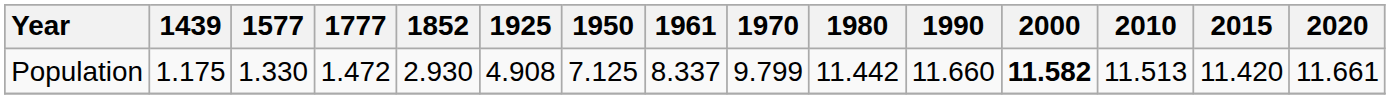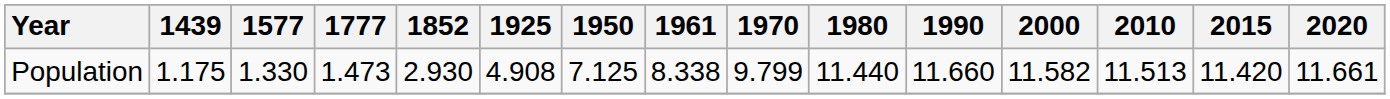(356, 70) 1.472 -> (356, 70) 1.473
(686, 70) 8.337 -> (686, 70) 8.338
(857, 70) 11.442 -> (857, 70) 11.440
(1049, 70) bold -> (1049, 70) normal
